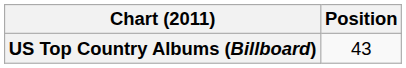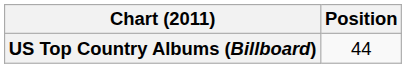(361, 48) 43 -> (361, 48) 44
